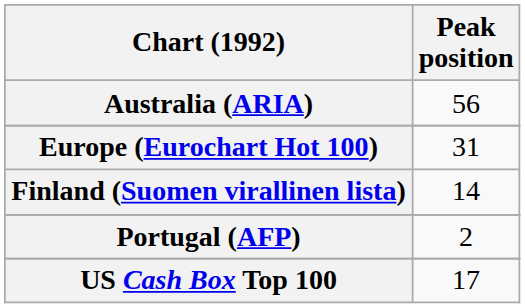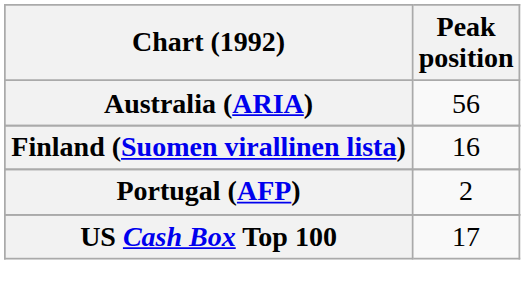- row: (209, 147)
(466, 191) 14 -> (466, 147) 16
